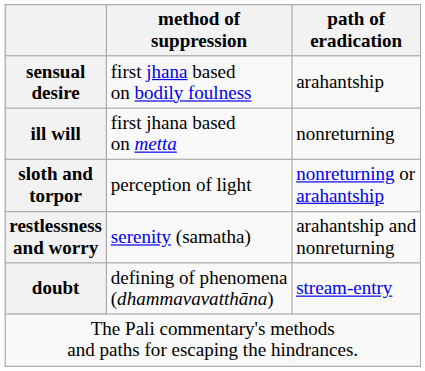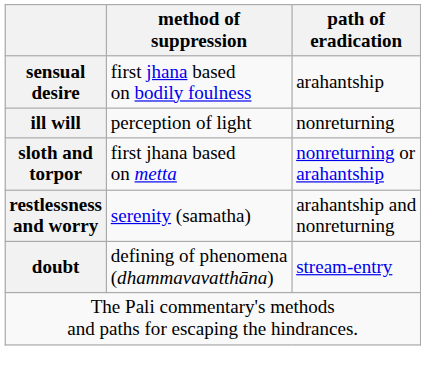(173, 133) first jhana based on metta -> (181, 122) perception of light
(181, 185) perception of light -> (173, 163) first jhana based on metta
